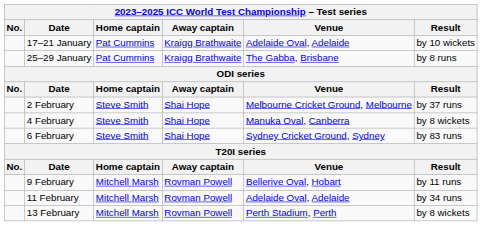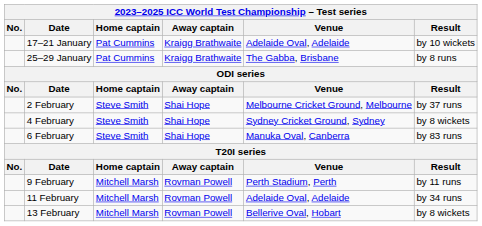(298, 120) Manuka Oval, Canberra -> (315, 120) Sydney Cricket Ground, Sydney
(315, 136) Sydney Cricket Ground, Sydney -> (298, 136) Manuka Oval, Canberra
(293, 182) Bellerive Oval, Hobart -> (291, 182) Perth Stadium, Perth
(291, 213) Perth Stadium, Perth -> (293, 213) Bellerive Oval, Hobart
